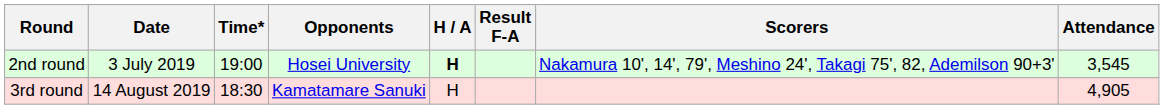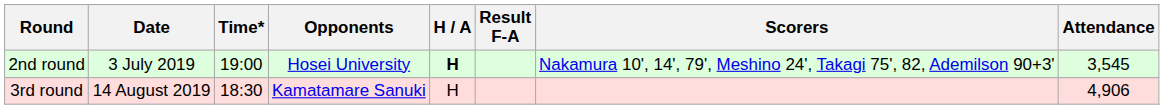(1109, 90) 4,905 -> (1109, 90) 4,906
